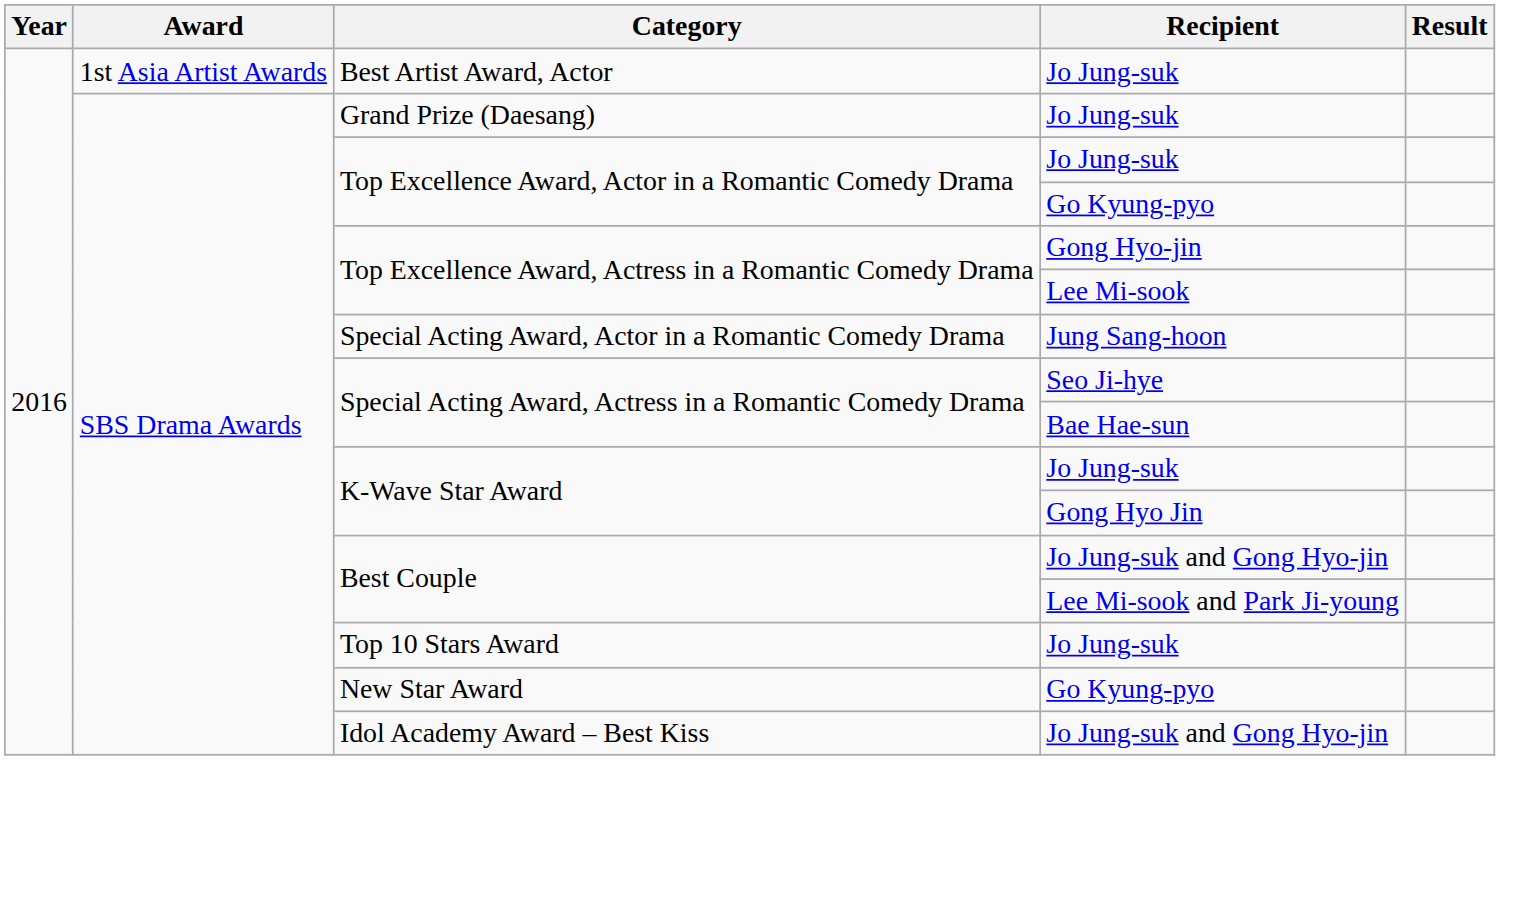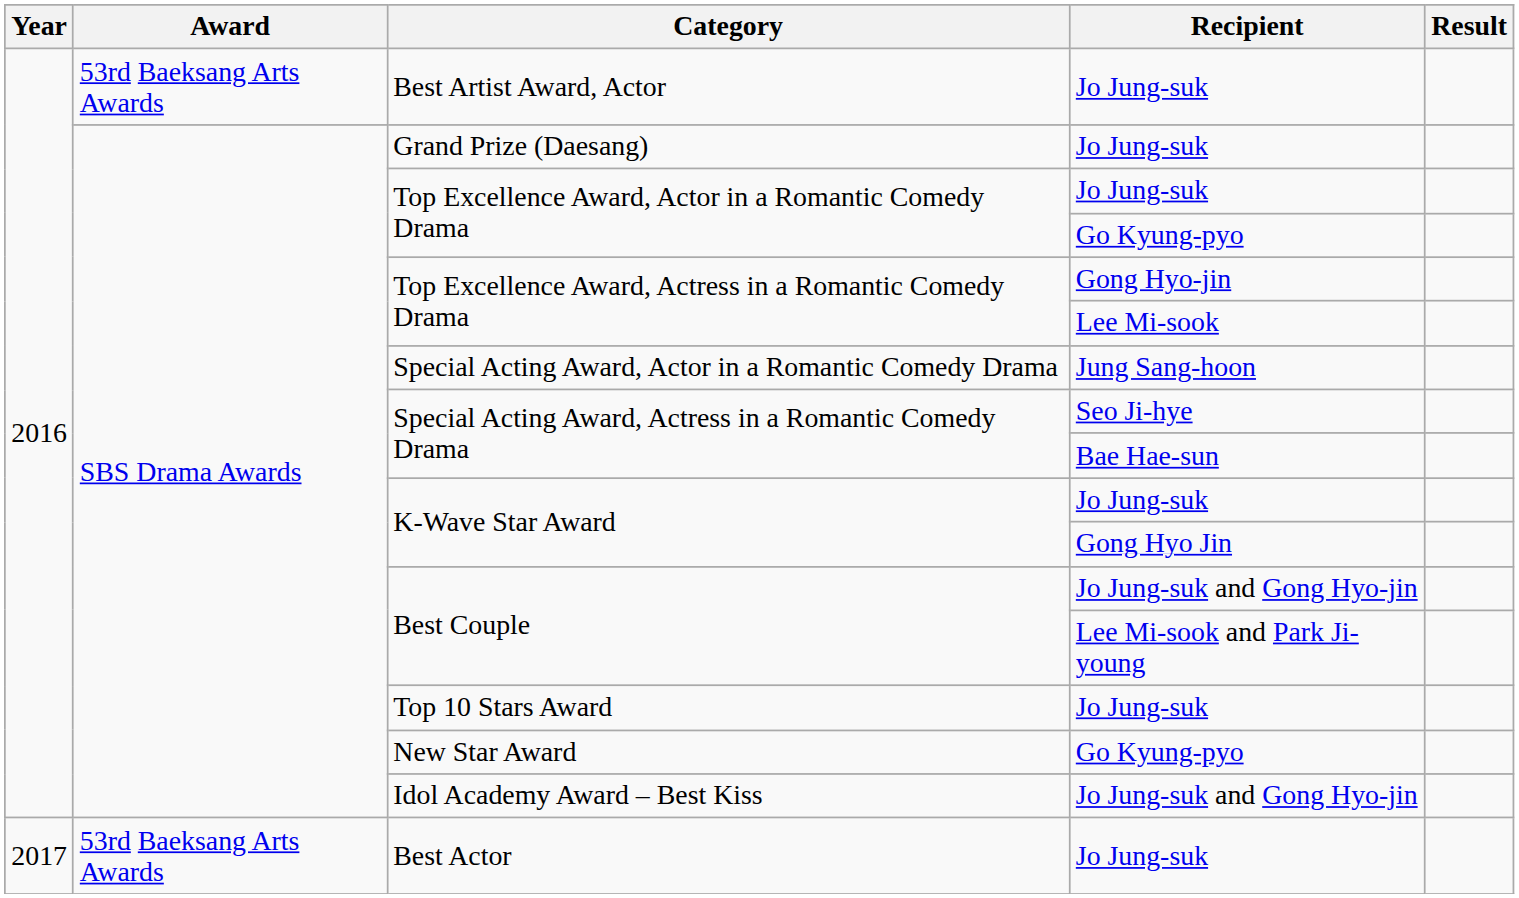(203, 70) 1st Asia Artist Awards -> (190, 86) 53rd Baeksang Arts Awards
+ row: (452, 855)
